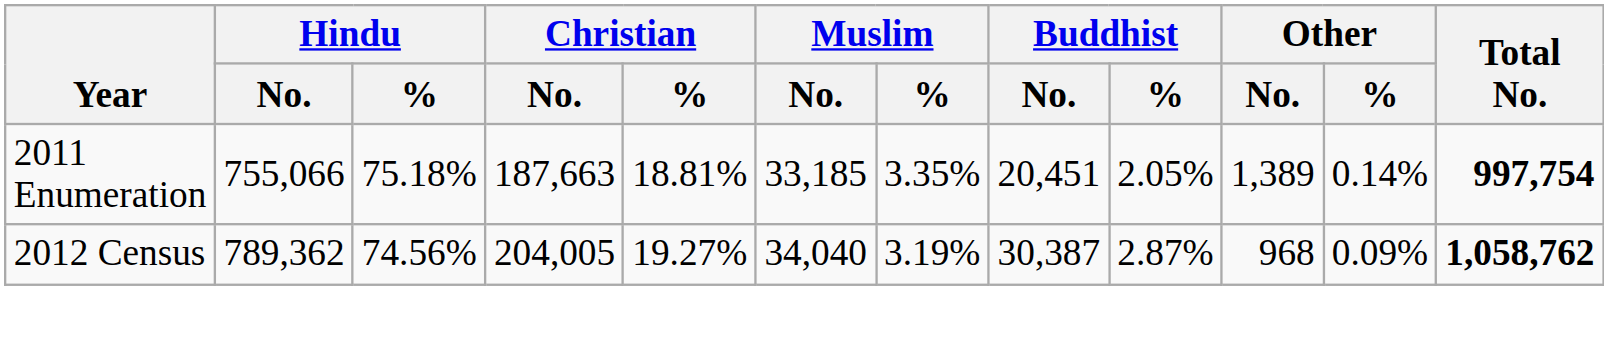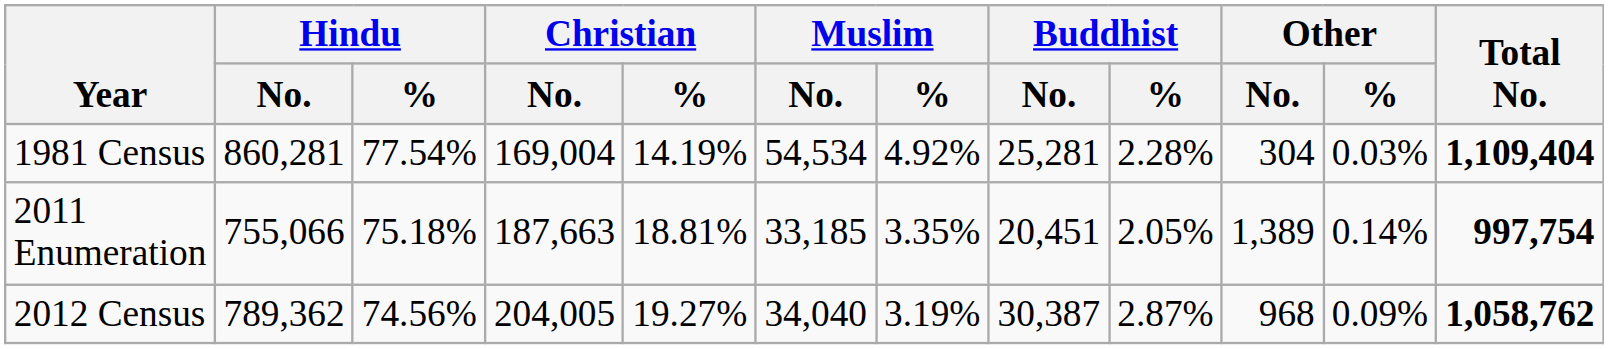+ row: (110, 152)
